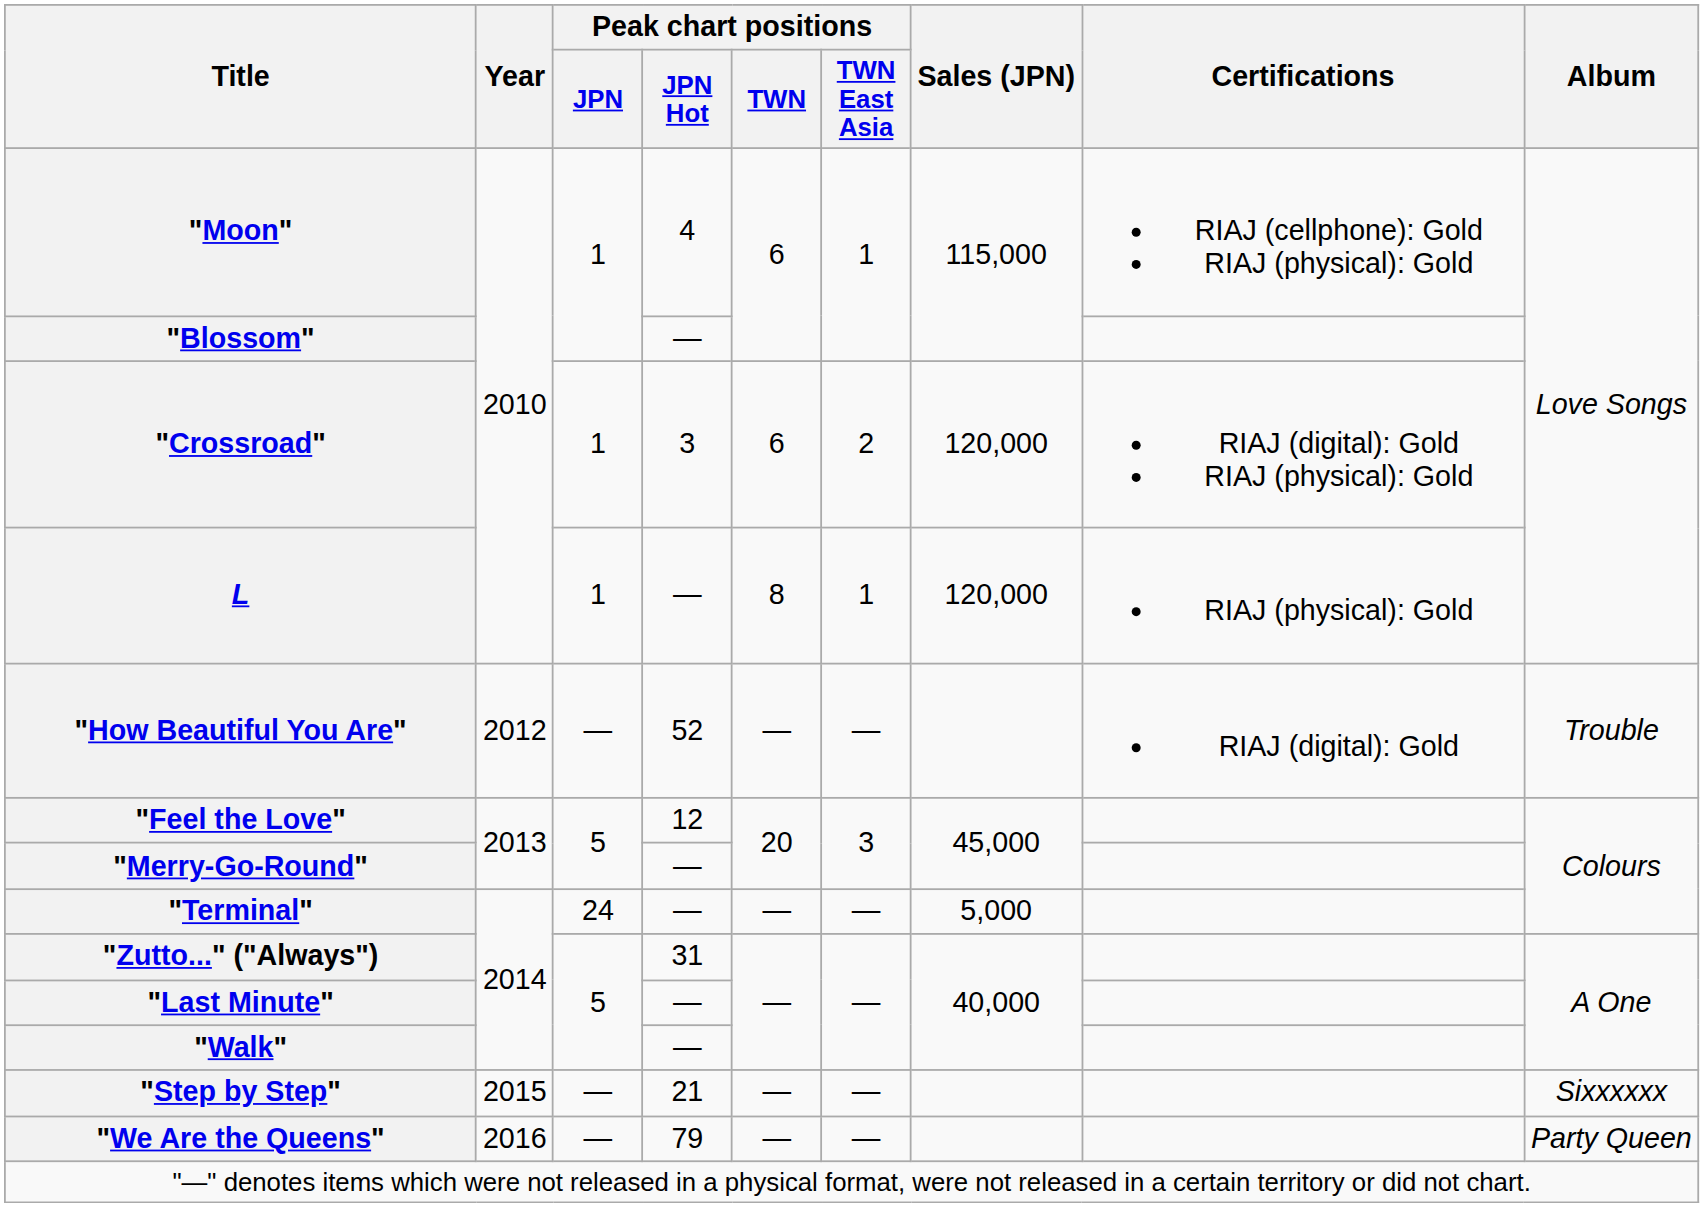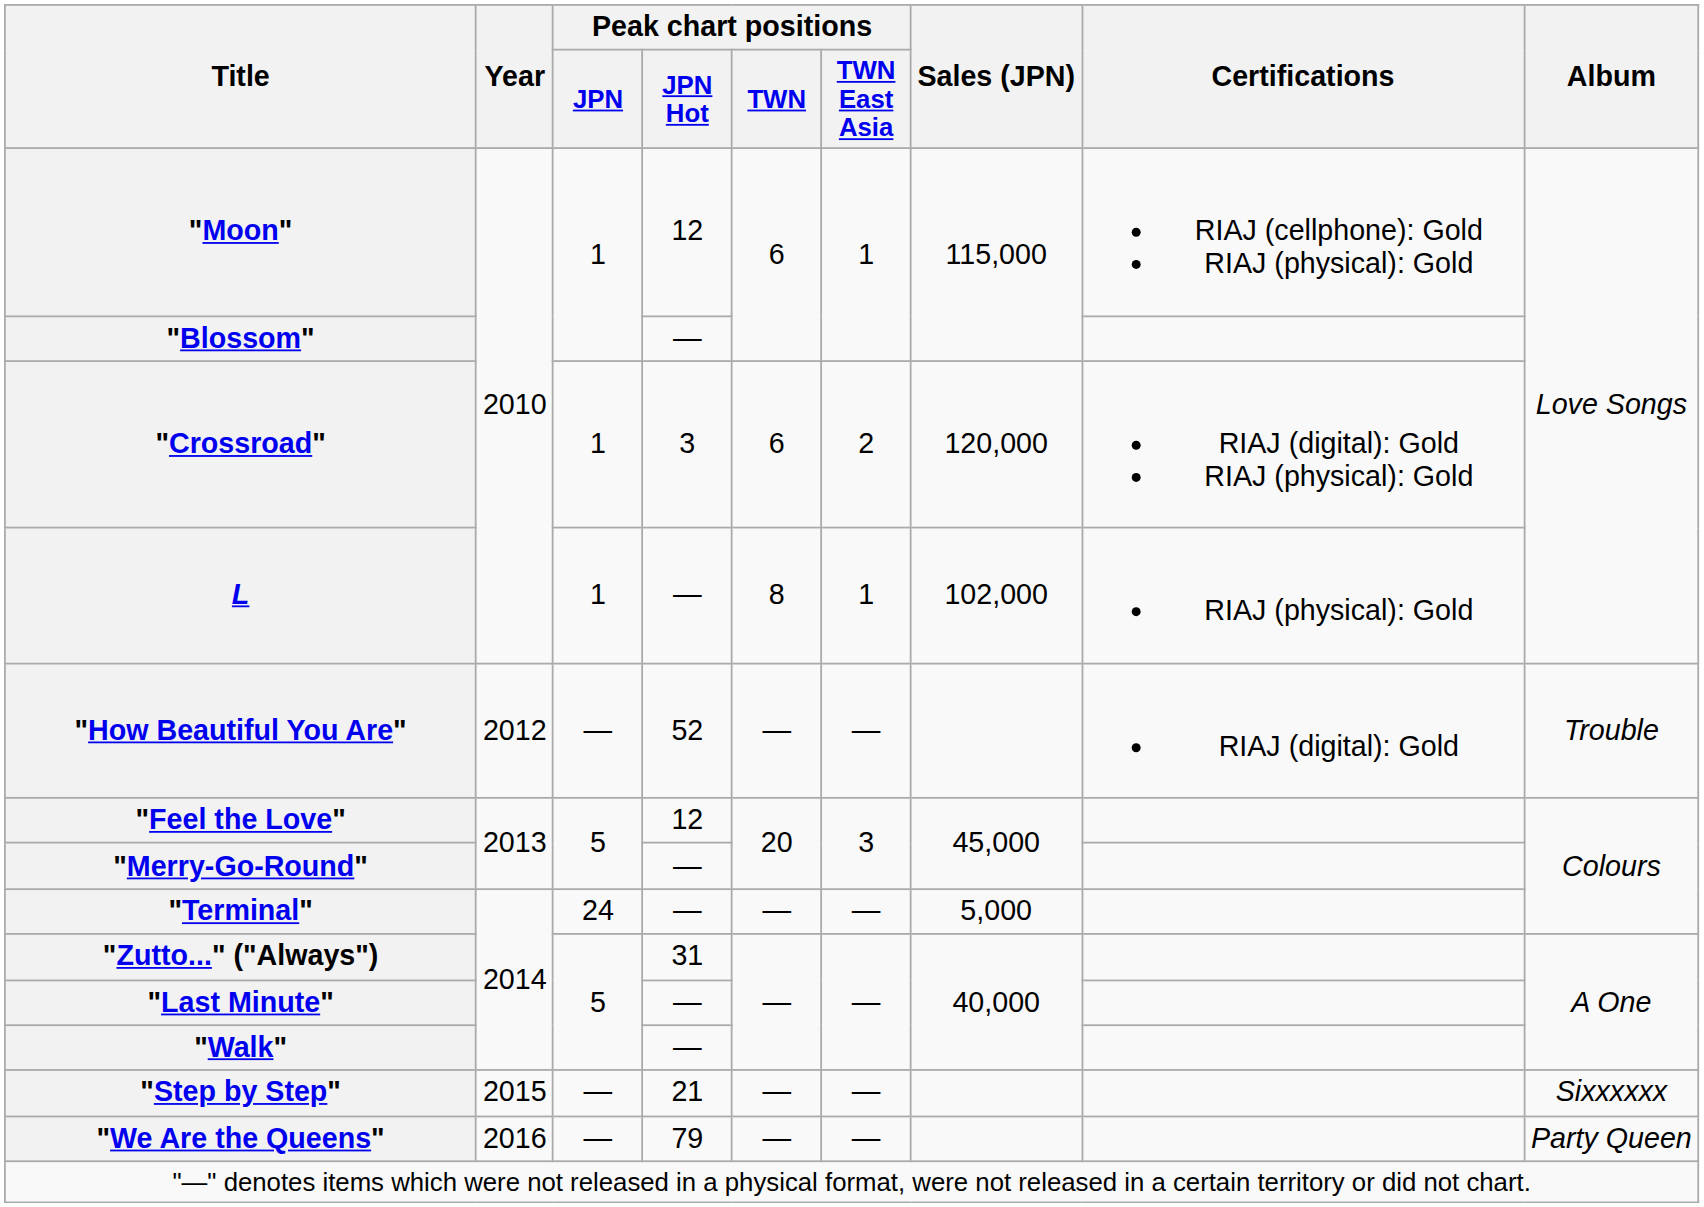(687, 231) 4 -> (687, 231) 12
(996, 595) 120,000 -> (996, 595) 102,000
